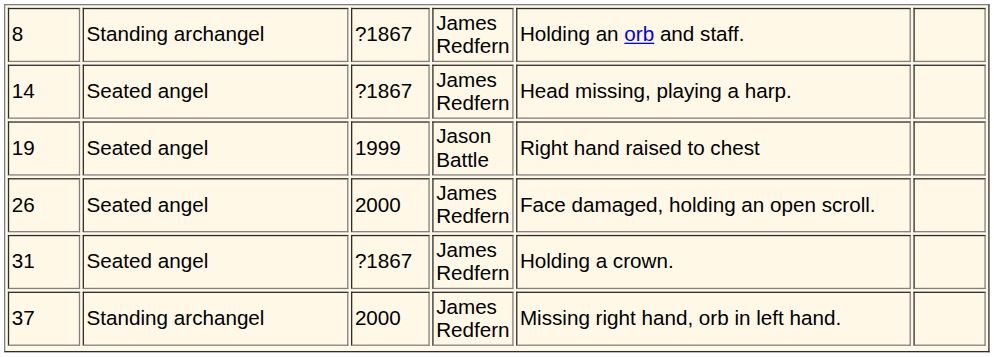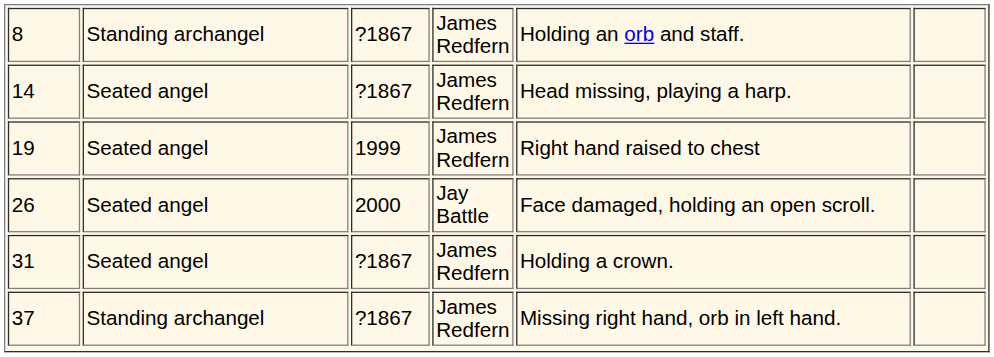(464, 148) Jason Battle -> (473, 148) James Redfern
(473, 205) James Redfern -> (463, 205) Jay Battle
(378, 318) 2000 -> (384, 318) ?1867
